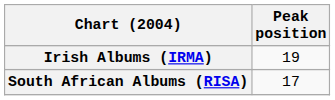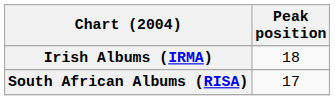(291, 58) 19 -> (291, 58) 18
